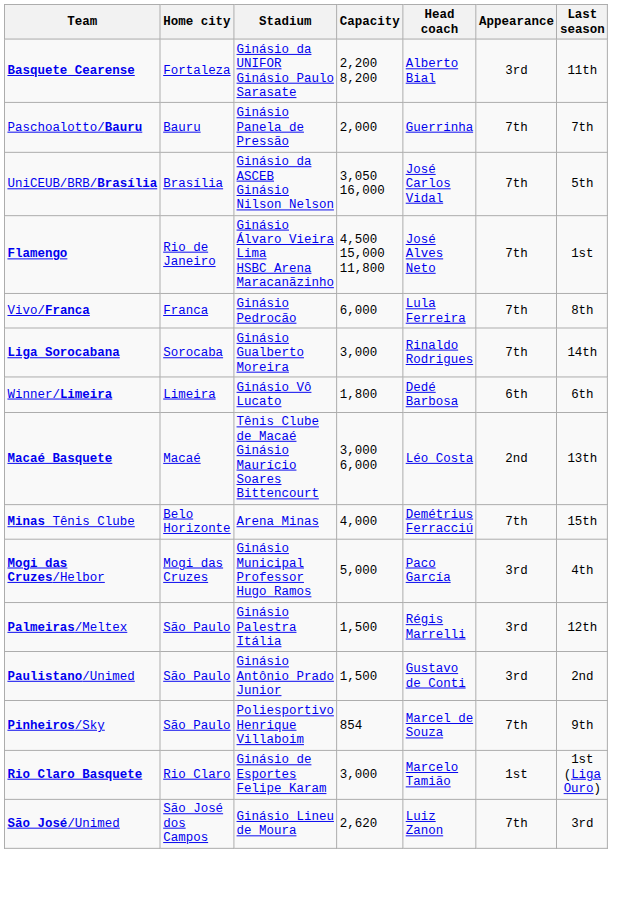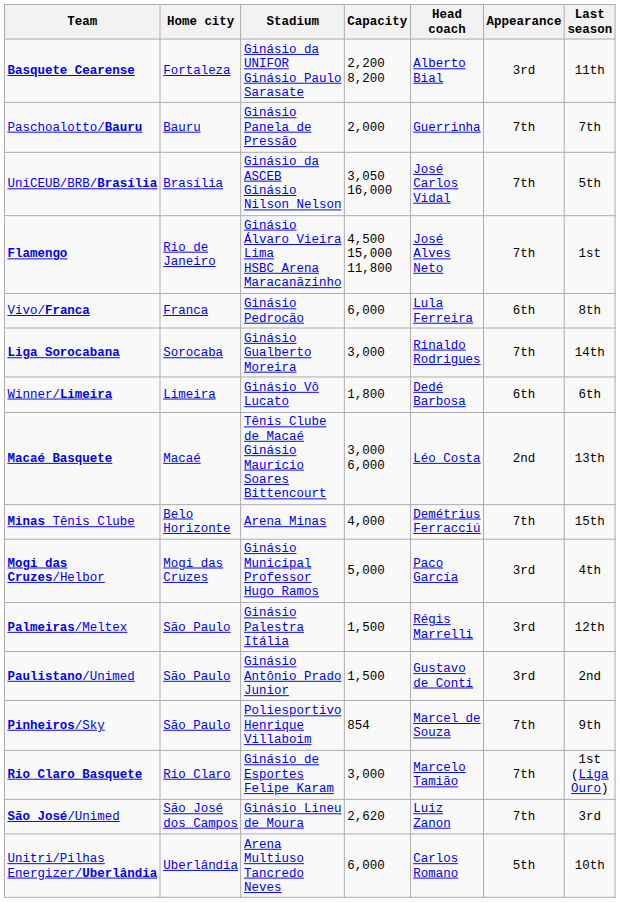(517, 311) 7th -> (524, 311) 6th
(517, 775) 1st -> (524, 775) 7th
+ row: (82, 866)
